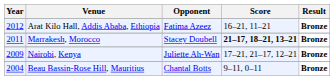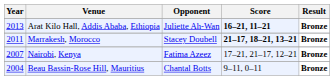(15, 26) 2012 -> (15, 26) 2013
(187, 26) Fatima Azeez -> (192, 26) Juliette Ah-Wan
(247, 26) normal -> (247, 26) bold
(15, 54) 2009 -> (15, 54) 2007
(192, 54) Juliette Ah-Wan -> (187, 54) Fatima Azeez
